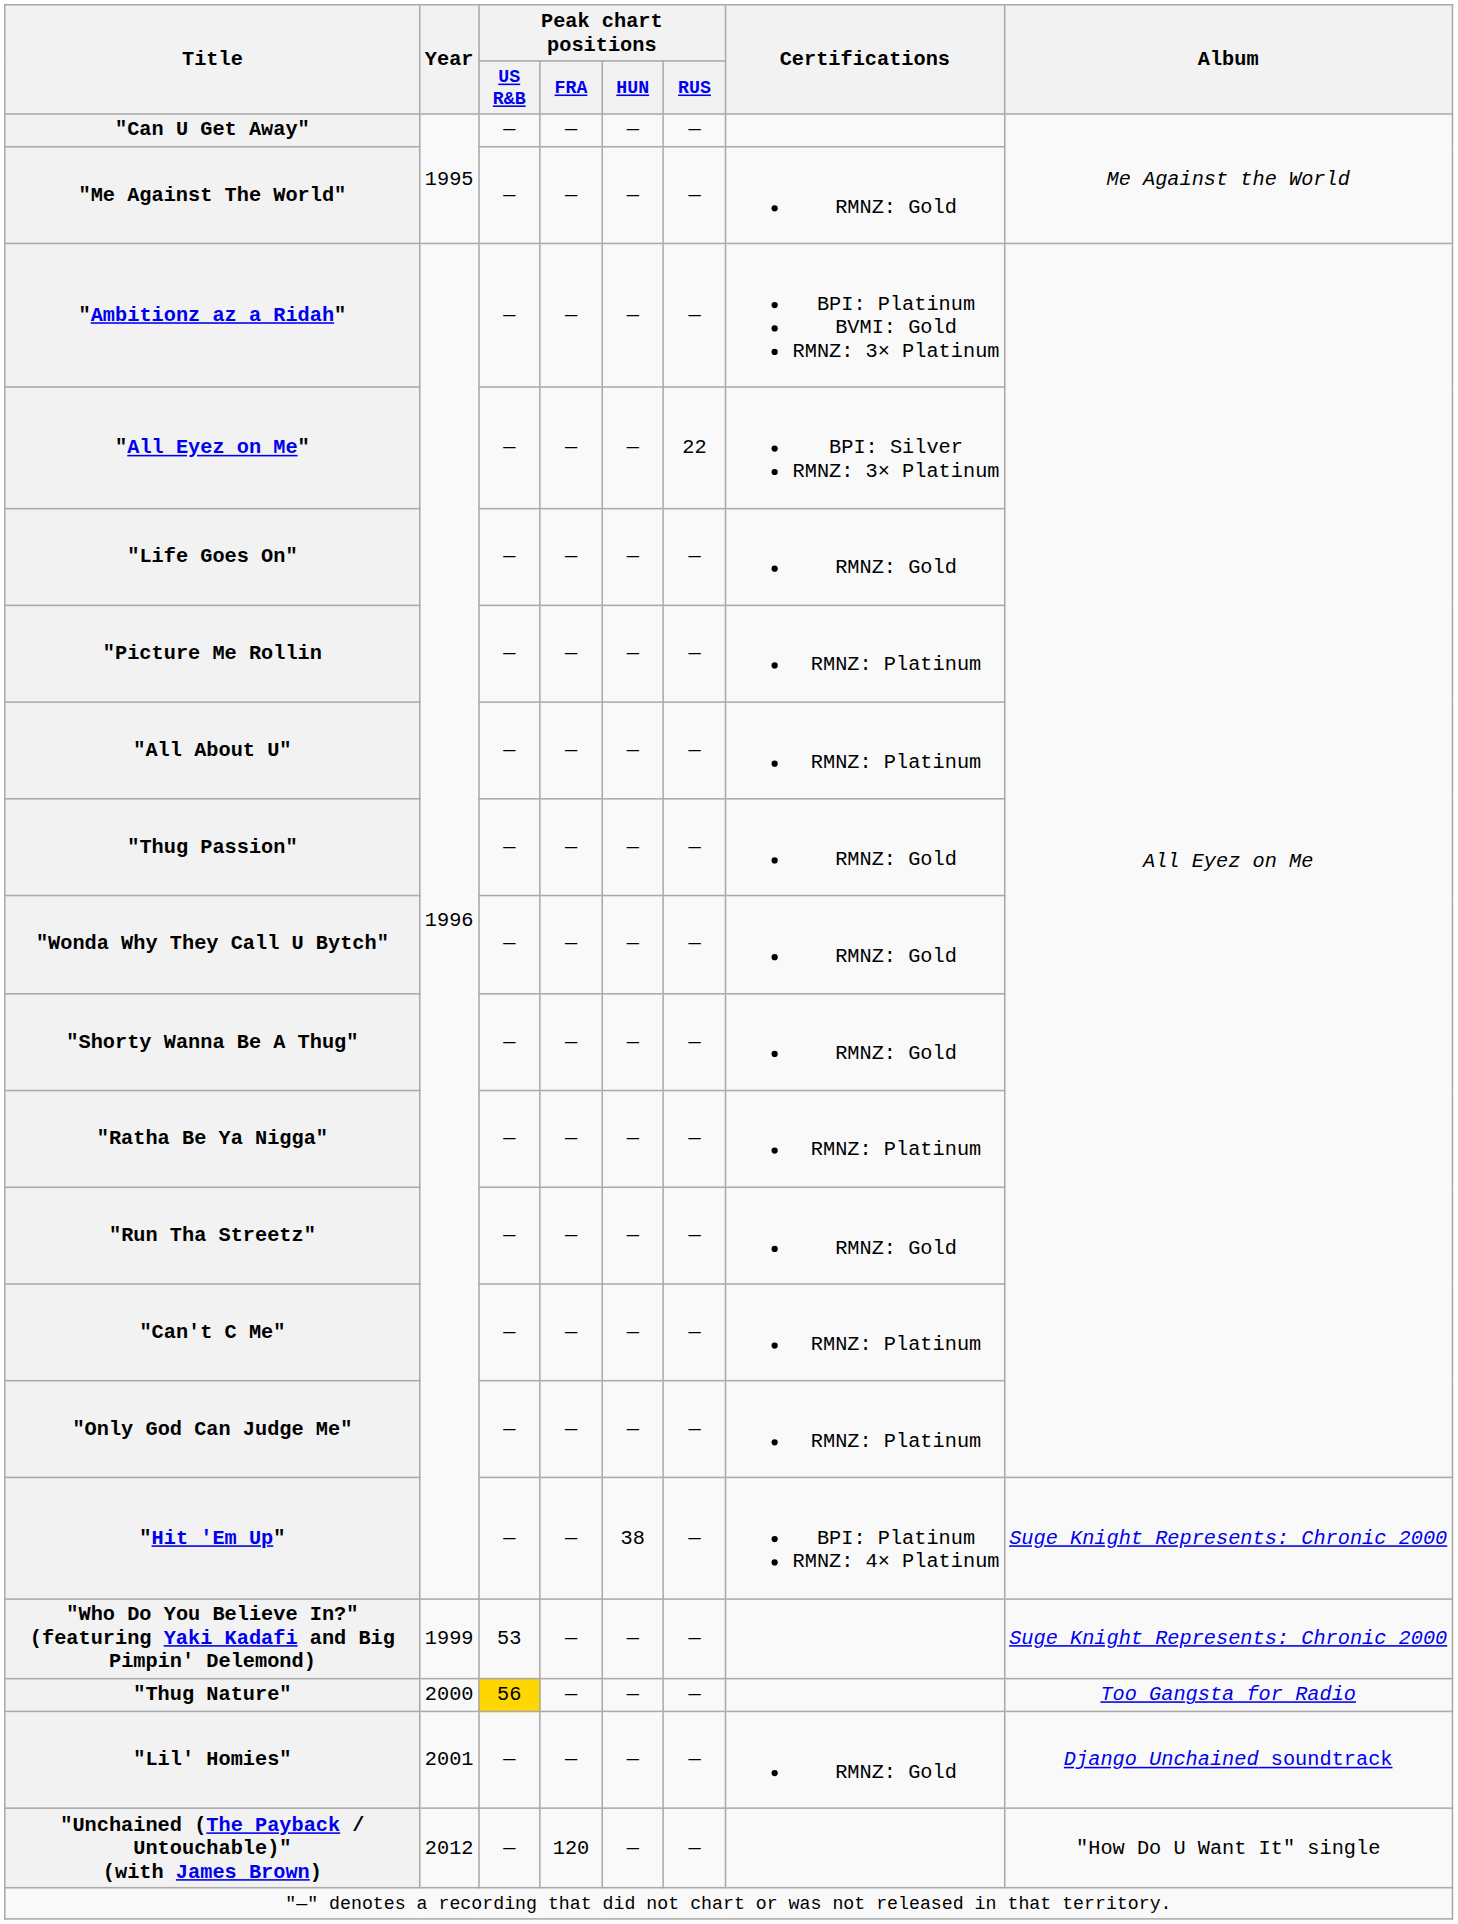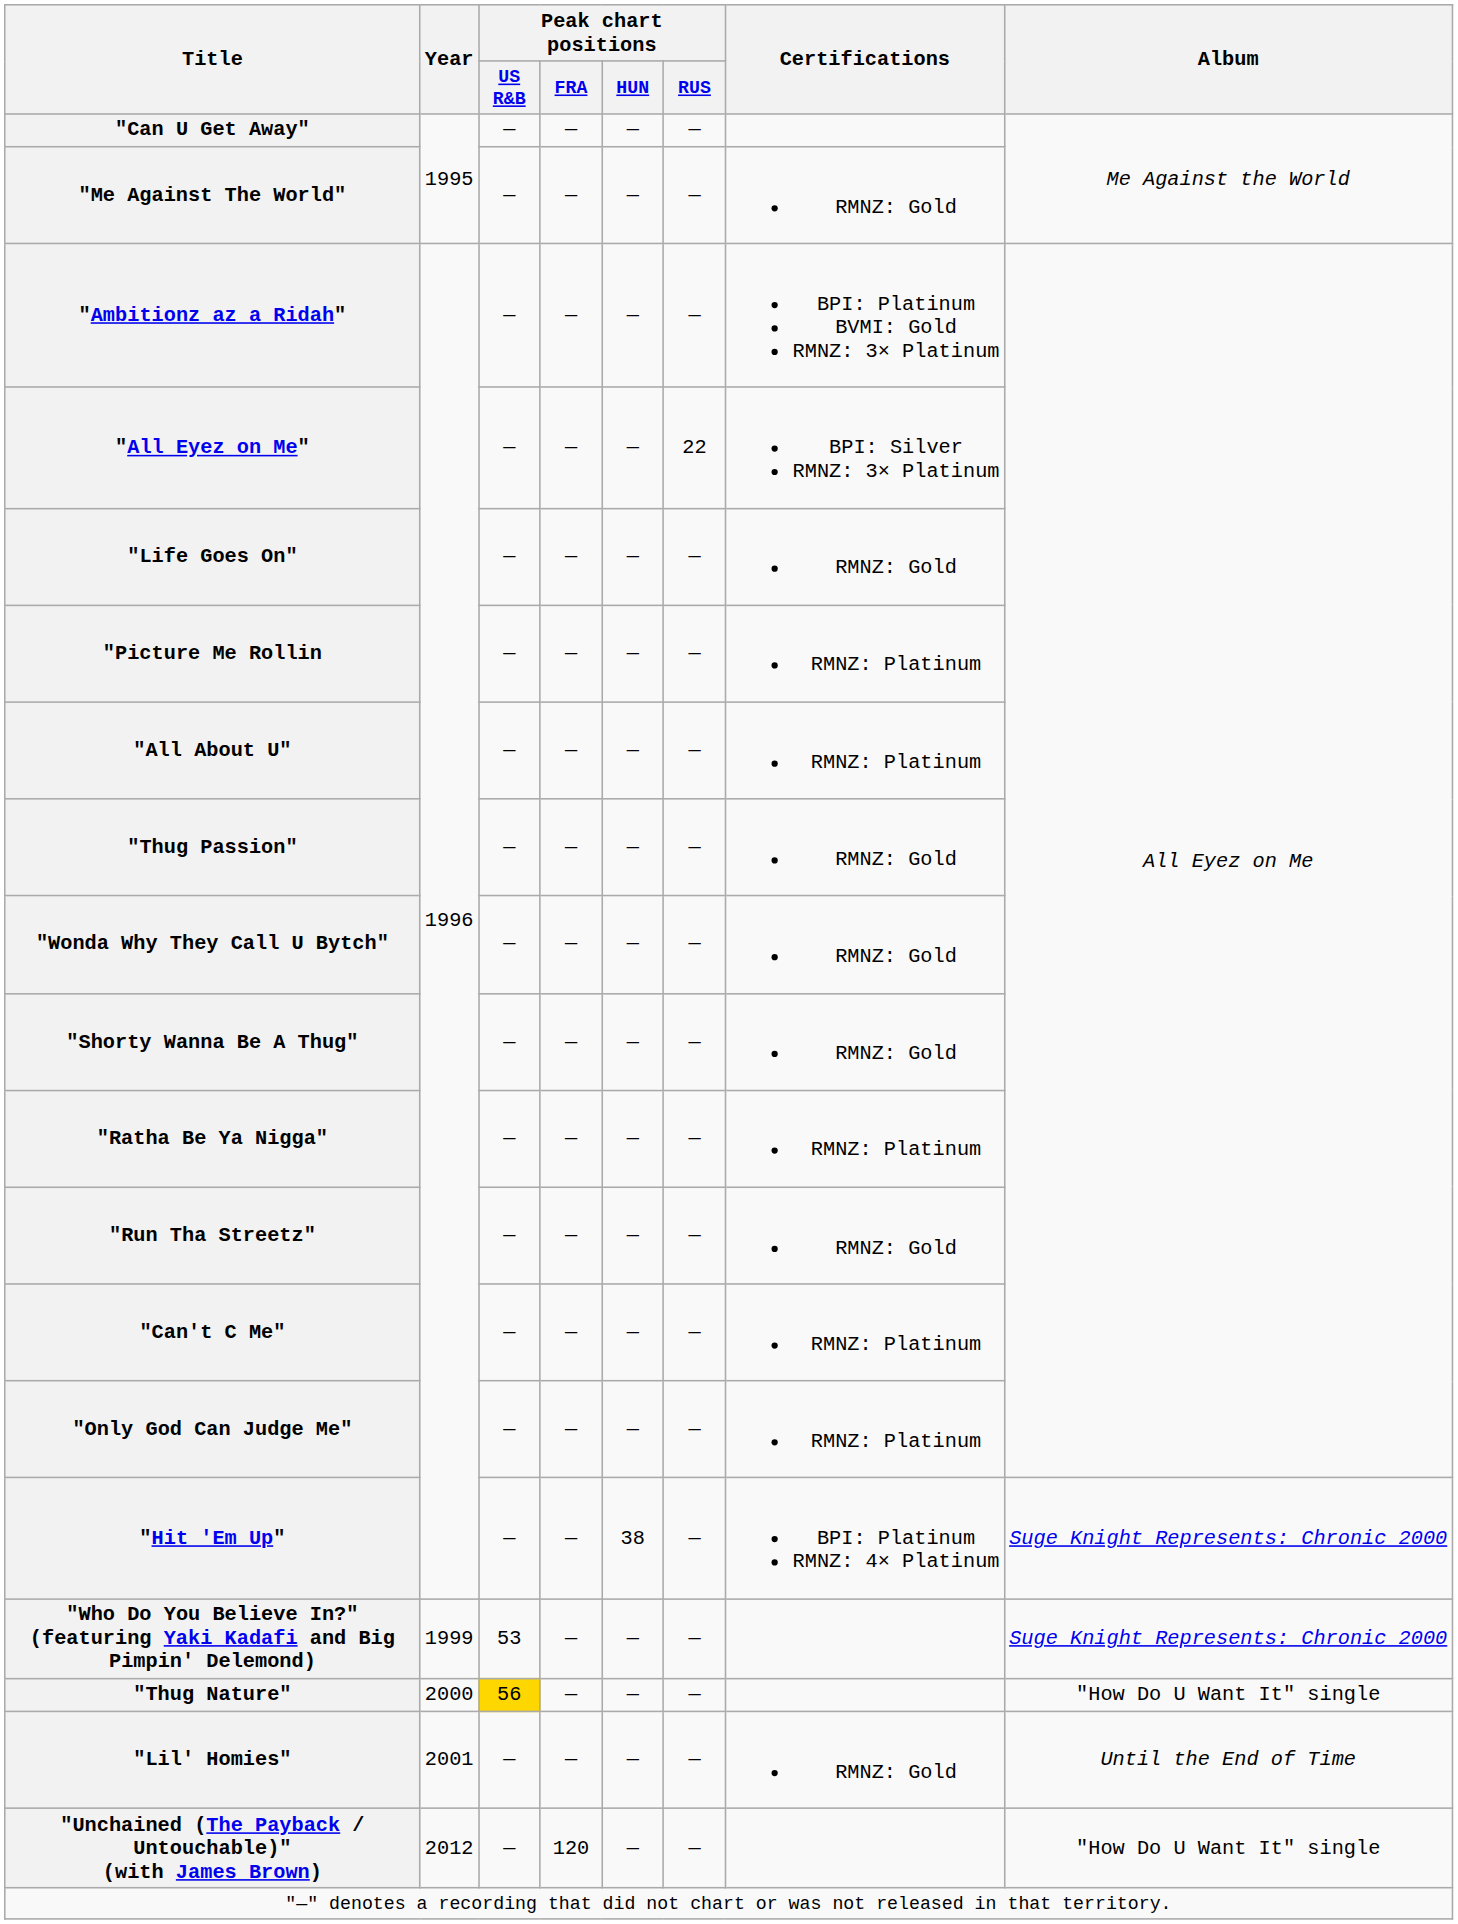(1228, 1695) Too Gangsta for Radio -> (1228, 1695) "How Do U Want It" single
(1228, 1760) Django Unchained soundtrack -> (1228, 1760) Until the End of Time
